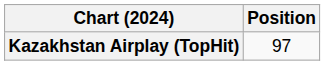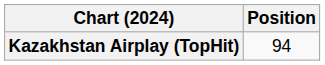(282, 45) 97 -> (282, 45) 94
